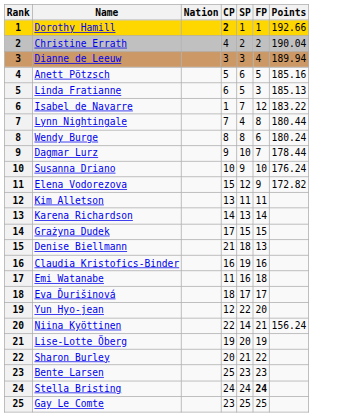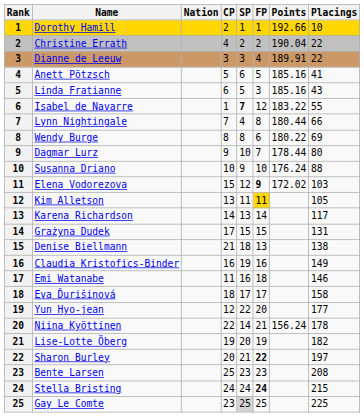+ column: (334, 12)
(226, 28) bold -> (226, 28) normal
(289, 59) 189.94 -> (289, 59) 189.91
(289, 91) 185.13 -> (289, 91) 185.16
(242, 106) normal -> (242, 106) bold
(289, 138) 180.24 -> (289, 138) 180.22
(258, 185) normal -> (258, 185) bold
(289, 185) 172.82 -> (289, 185) 172.02
(261, 200) no background -> (261, 200) gold background
(261, 357) normal -> (261, 357) bold
(245, 404) no background -> (245, 404) lightgrey background
